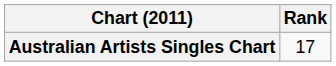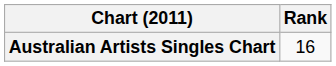(305, 46) 17 -> (305, 46) 16
